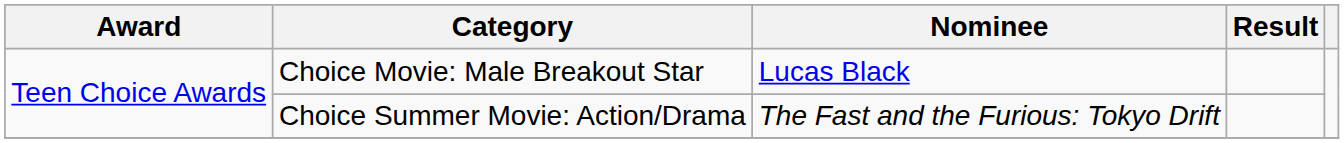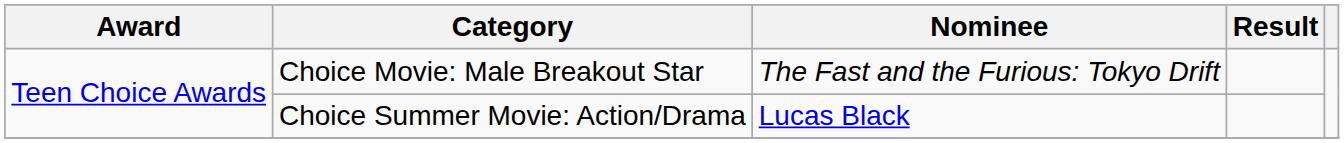(834, 71) Lucas Black -> (989, 71) The Fast and the Furious: Tokyo Drift
(989, 115) The Fast and the Furious: Tokyo Drift -> (834, 115) Lucas Black
